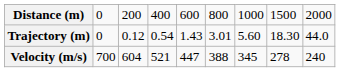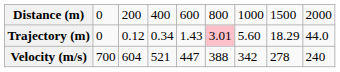(162, 35) 0.54 -> (162, 35) 0.34
(220, 35) no background -> (220, 35) pink background
(285, 35) 18.30 -> (285, 35) 18.29
(248, 56) 345 -> (248, 56) 342
